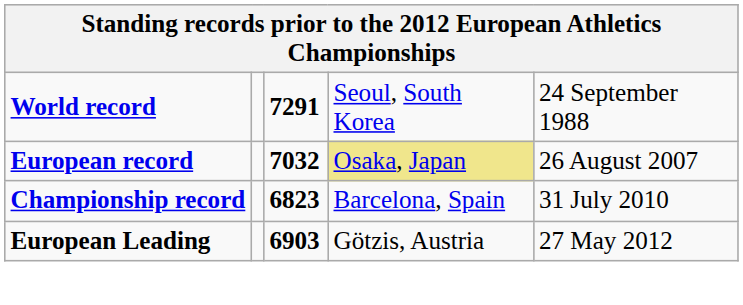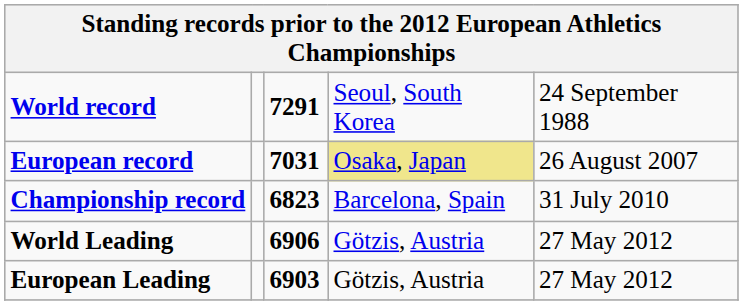(294, 160) 7032 -> (294, 160) 7031
+ row: (92, 240)
